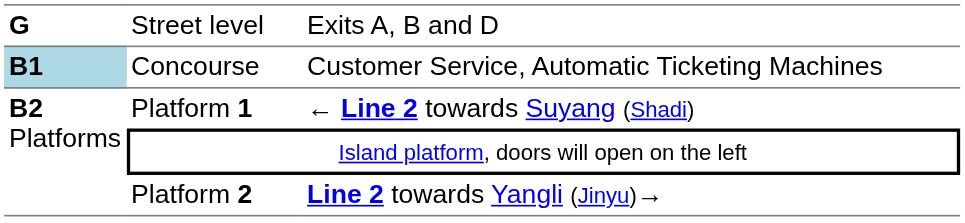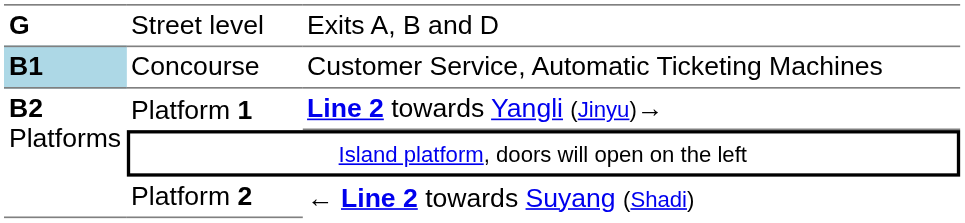(501, 108) ← Line 2 towards Suyang (Shadi) -> (485, 108) Line 2 towards Yangli (Jinyu)→
(485, 194) Line 2 towards Yangli (Jinyu)→ -> (501, 197) ← Line 2 towards Suyang (Shadi)
